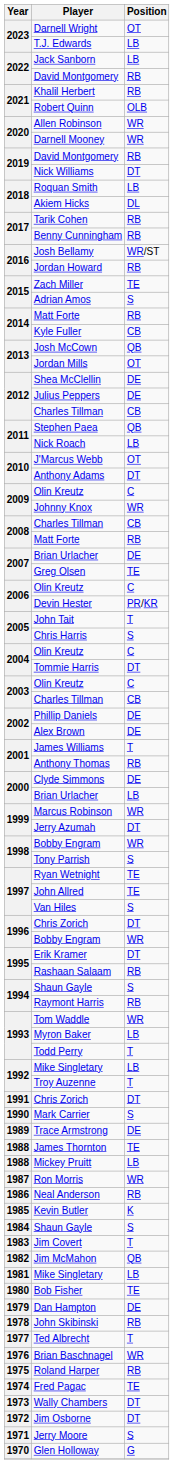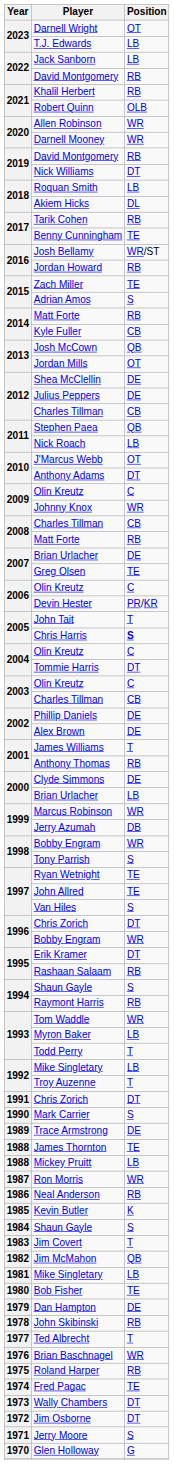(134, 236) RB -> (133, 236) TE
(130, 635) normal -> (130, 635) bold
(134, 827) DT -> (134, 827) DB
